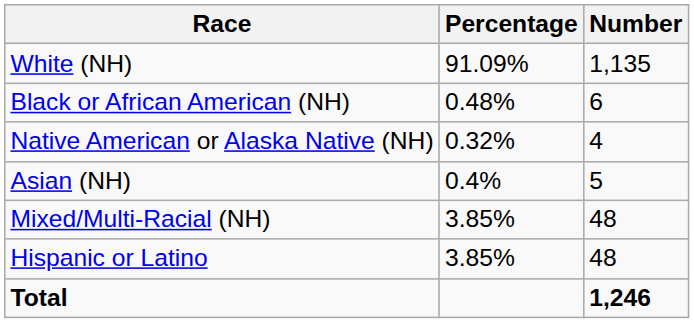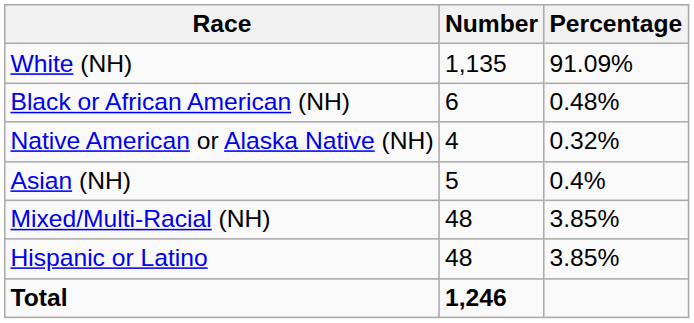columns swapped: (636, 24) <-> (511, 24)
